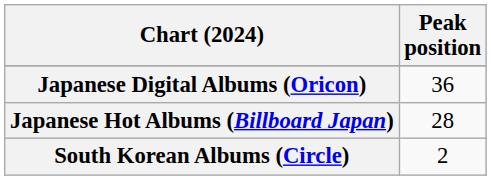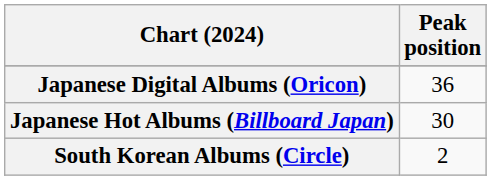(443, 120) 28 -> (443, 120) 30
